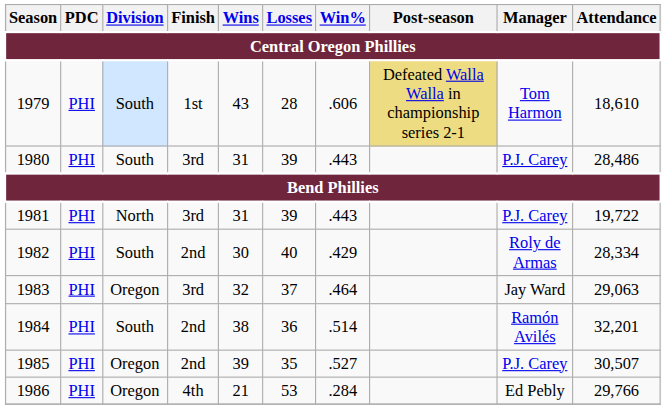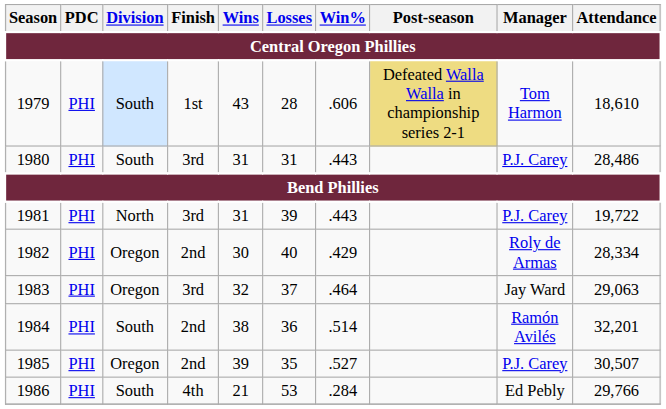(289, 159) 39 -> (289, 159) 31
(135, 252) South -> (135, 252) Oregon
(135, 390) Oregon -> (135, 390) South
